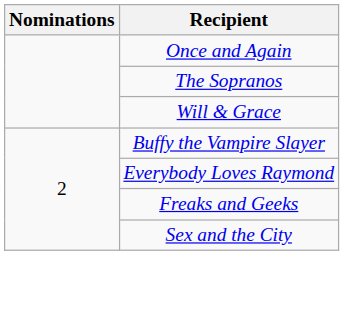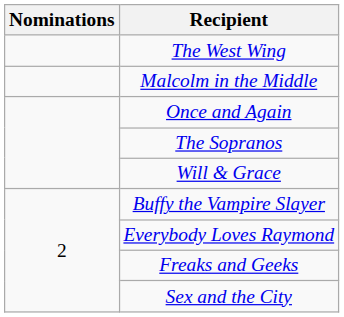+ row: (229, 50)
+ row: (229, 81)
